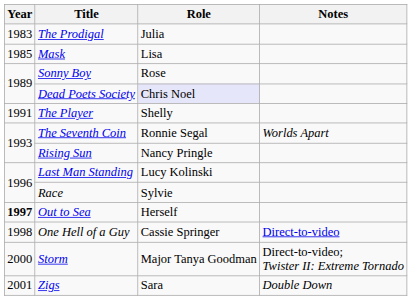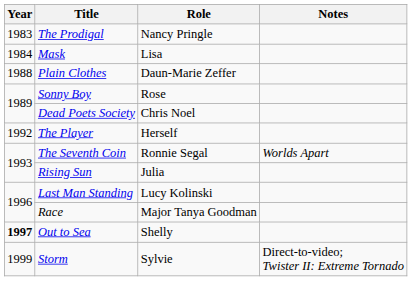(153, 34) Julia -> (177, 34) Nancy Pringle
(20, 53) 1985 -> (20, 53) 1984
+ row: (72, 73)
(168, 93) lavender background -> (168, 113) no background
(20, 113) 1991 -> (20, 133) 1992
(157, 113) Shelly -> (159, 133) Herself
(177, 152) Nancy Pringle -> (153, 172) Julia
(157, 192) Sylvie -> (199, 212) Major Tanya Goodman
(159, 212) Herself -> (157, 232) Shelly
- row: (84, 232)
(20, 258) 2000 -> (20, 258) 1999
(199, 258) Major Tanya Goodman -> (157, 258) Sylvie
- row: (49, 285)
